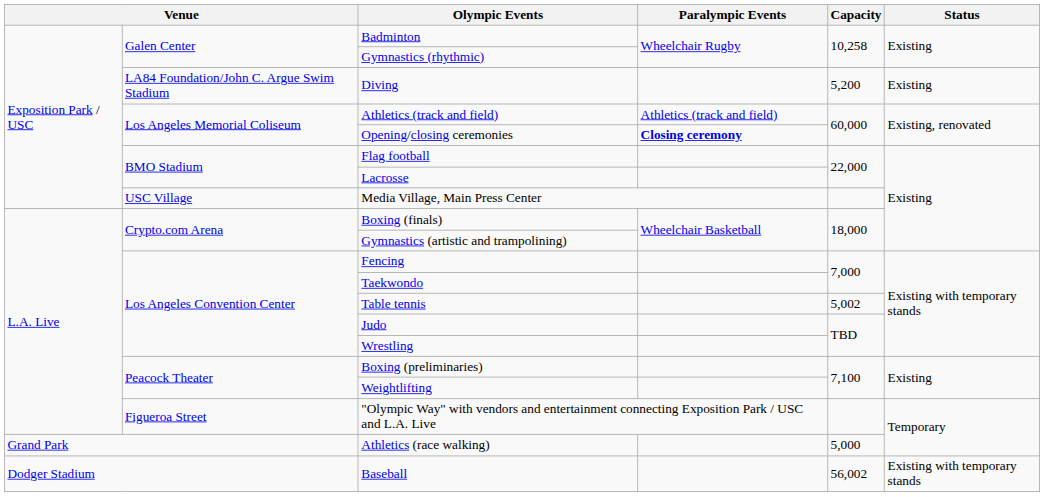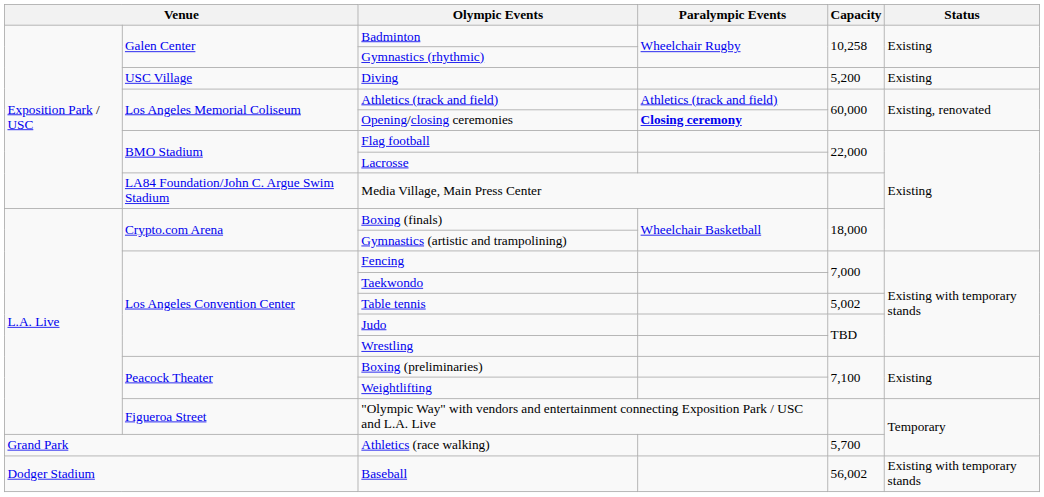(229, 85) LA84 Foundation/John C. Argue Swim Stadium -> (159, 78) USC Village
(159, 198) USC Village -> (229, 190) LA84 Foundation/John C. Argue Swim Stadium
(846, 445) 5,000 -> (846, 445) 5,700
